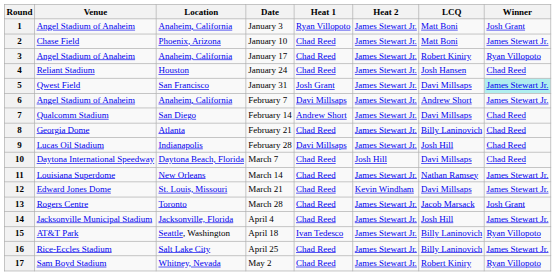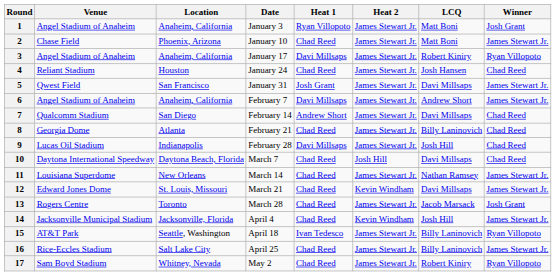(316, 55) Chad Reed -> (321, 55) Davi Millsaps
(517, 85) paleturquoise background -> (517, 85) no background
(386, 218) James Stewart Jr. -> (384, 218) Kevin Windham
